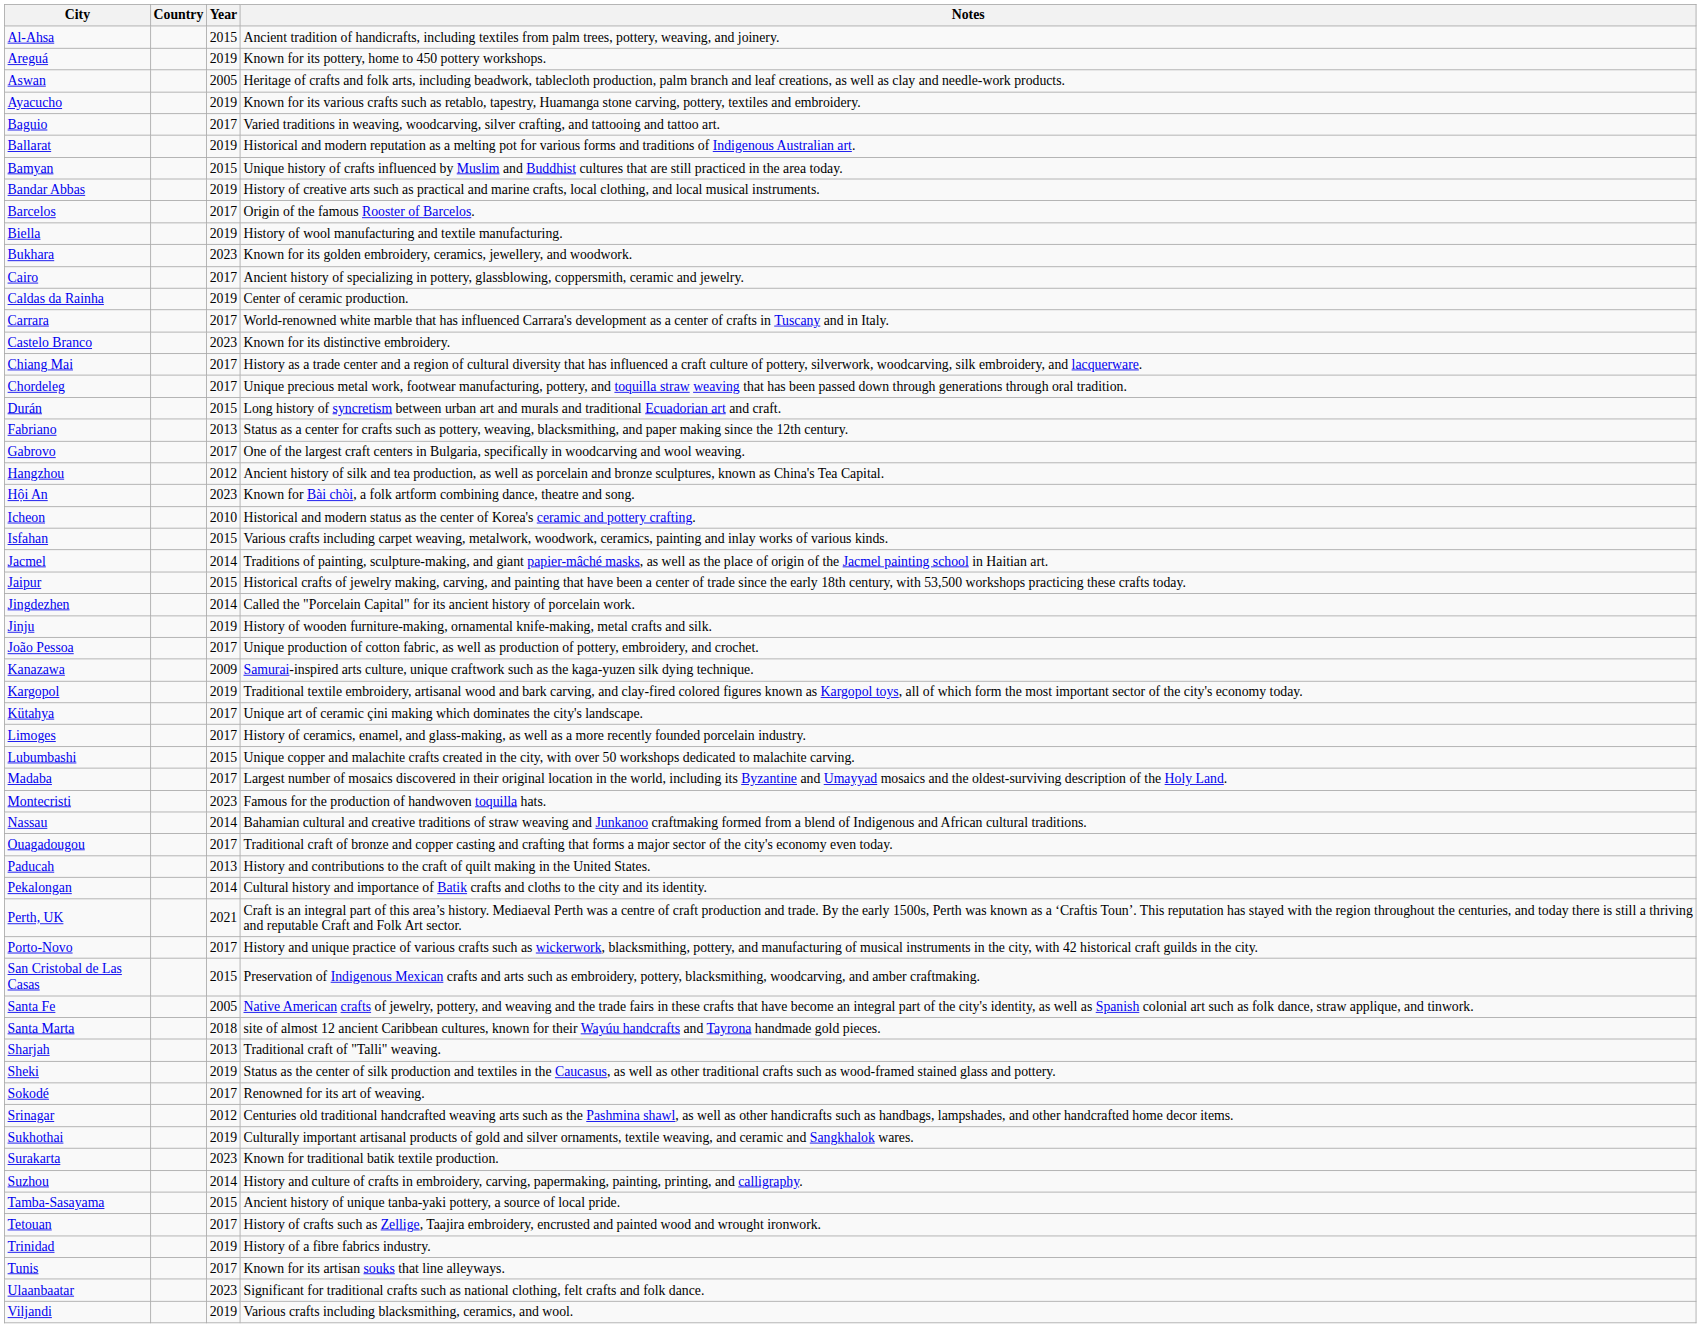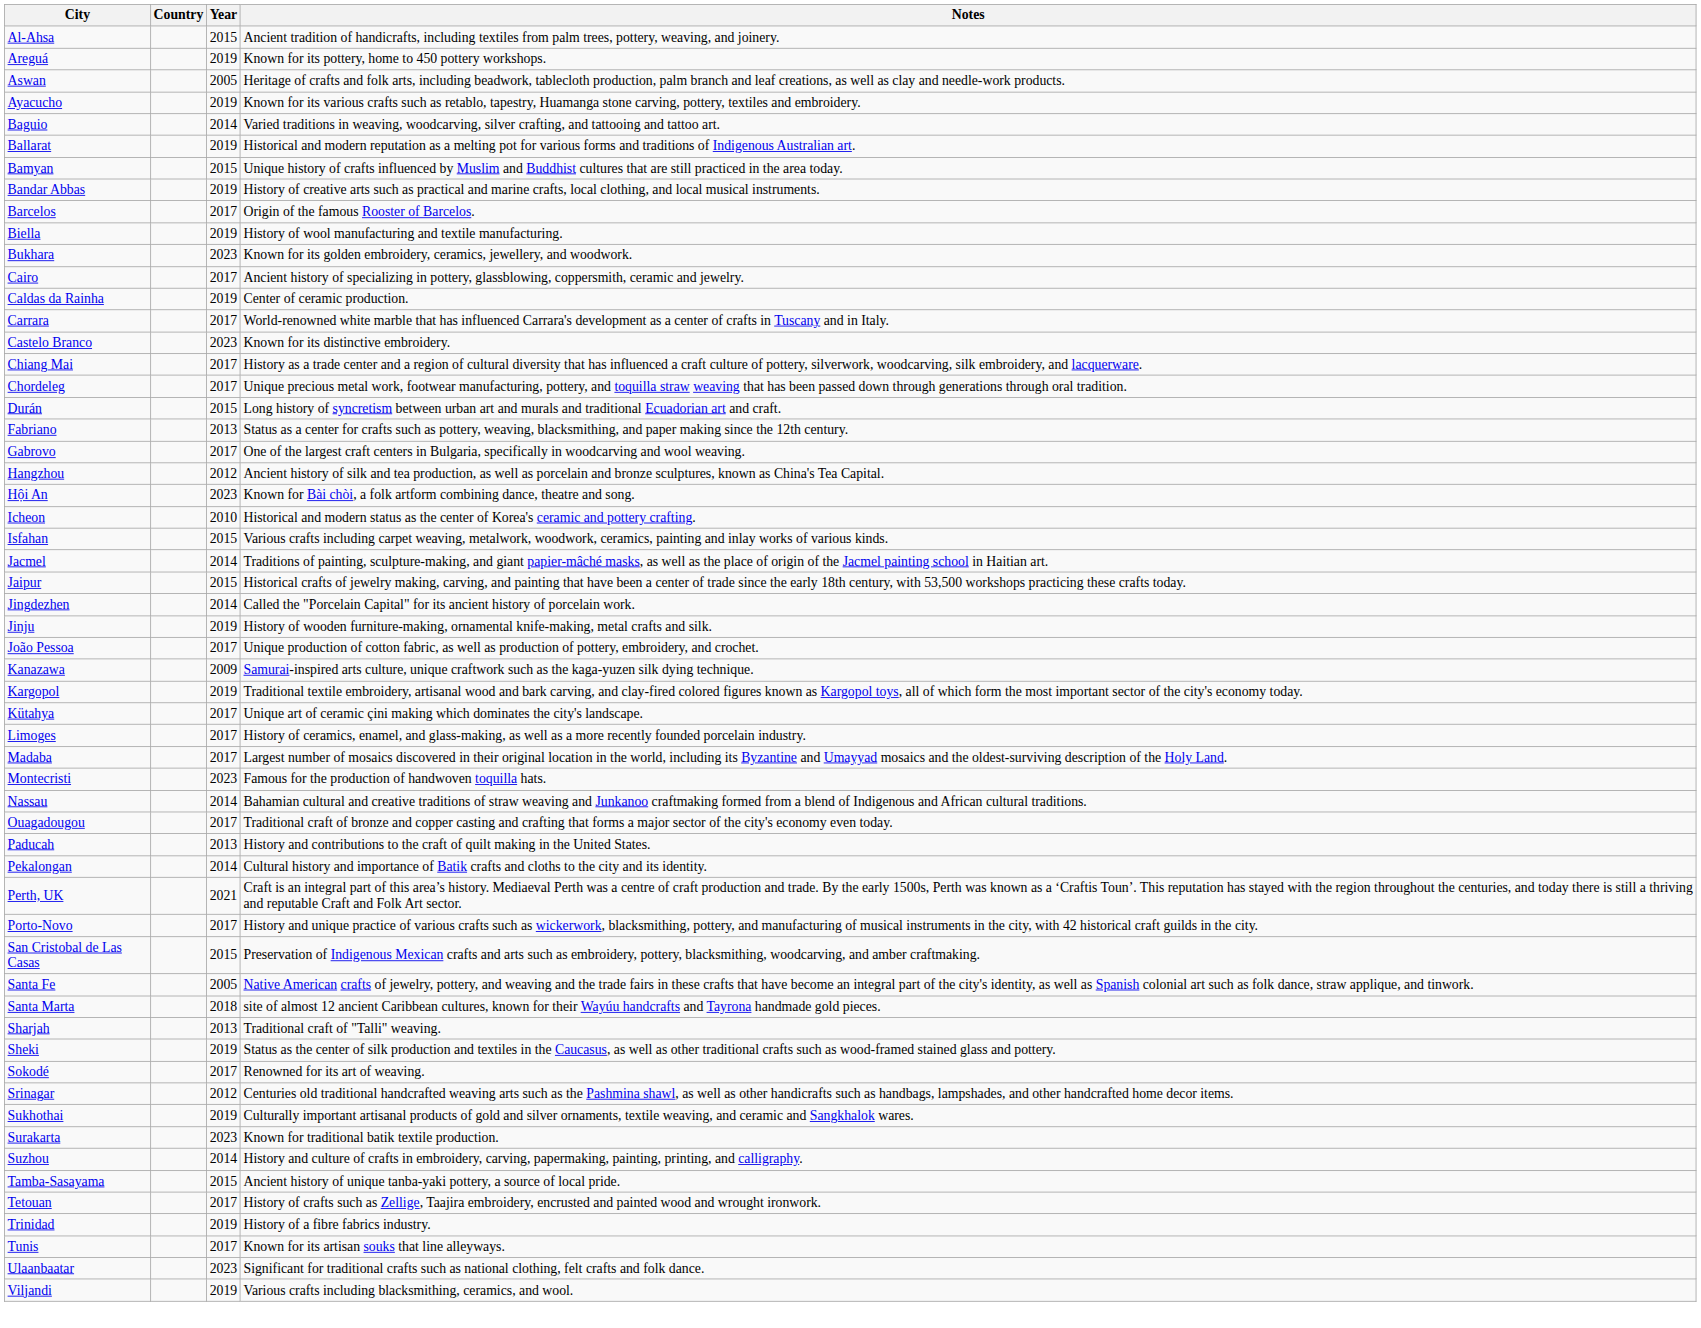(223, 124) 2017 -> (223, 124) 2014
- row: (42, 757)
